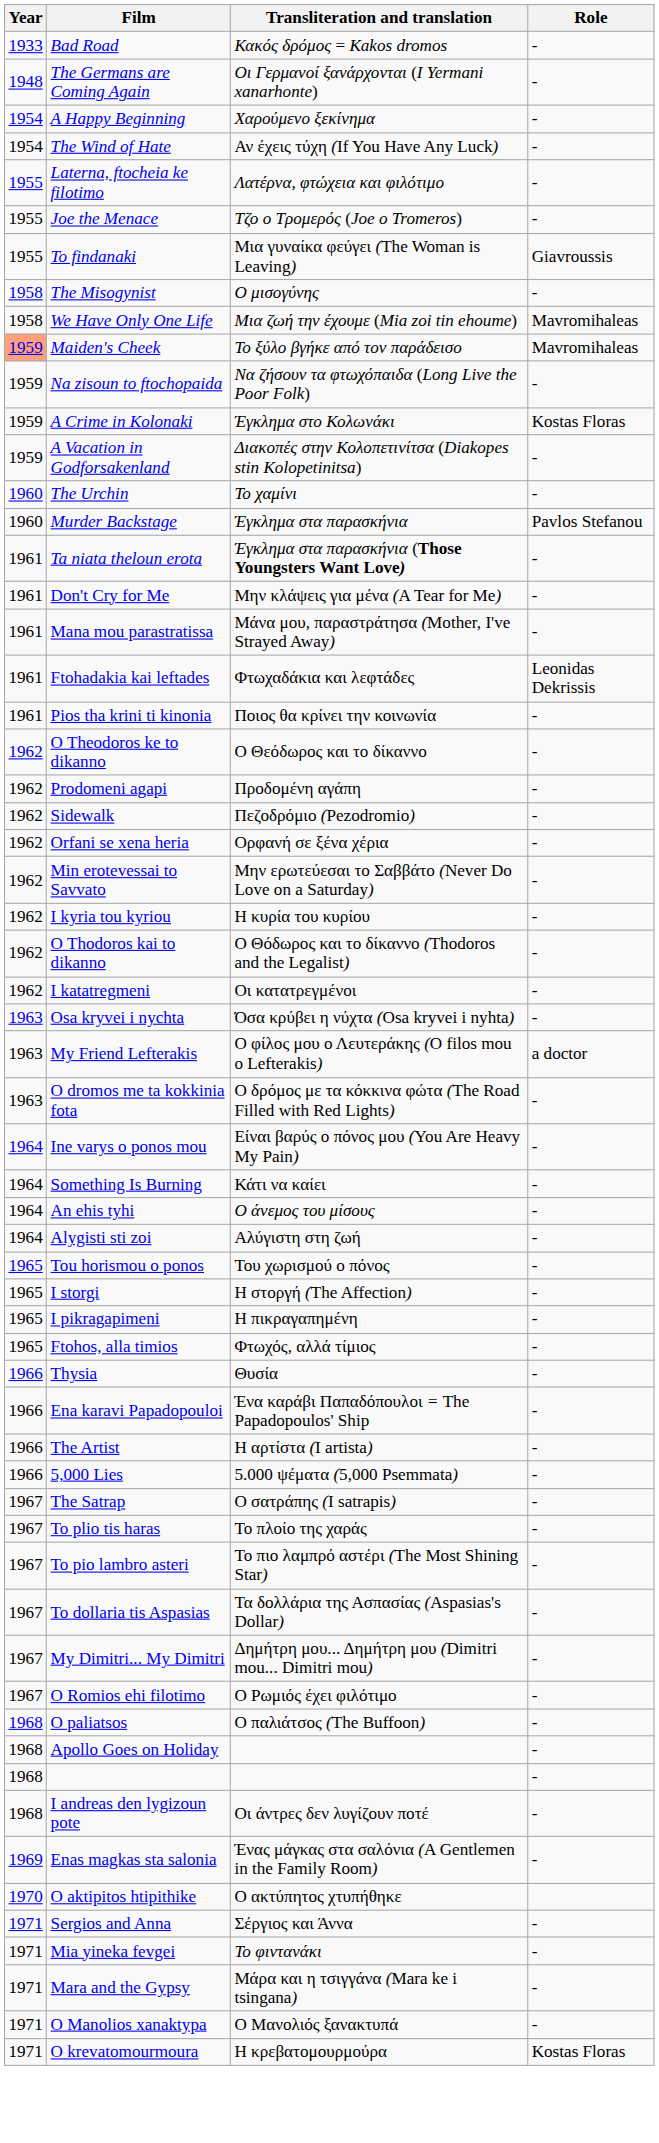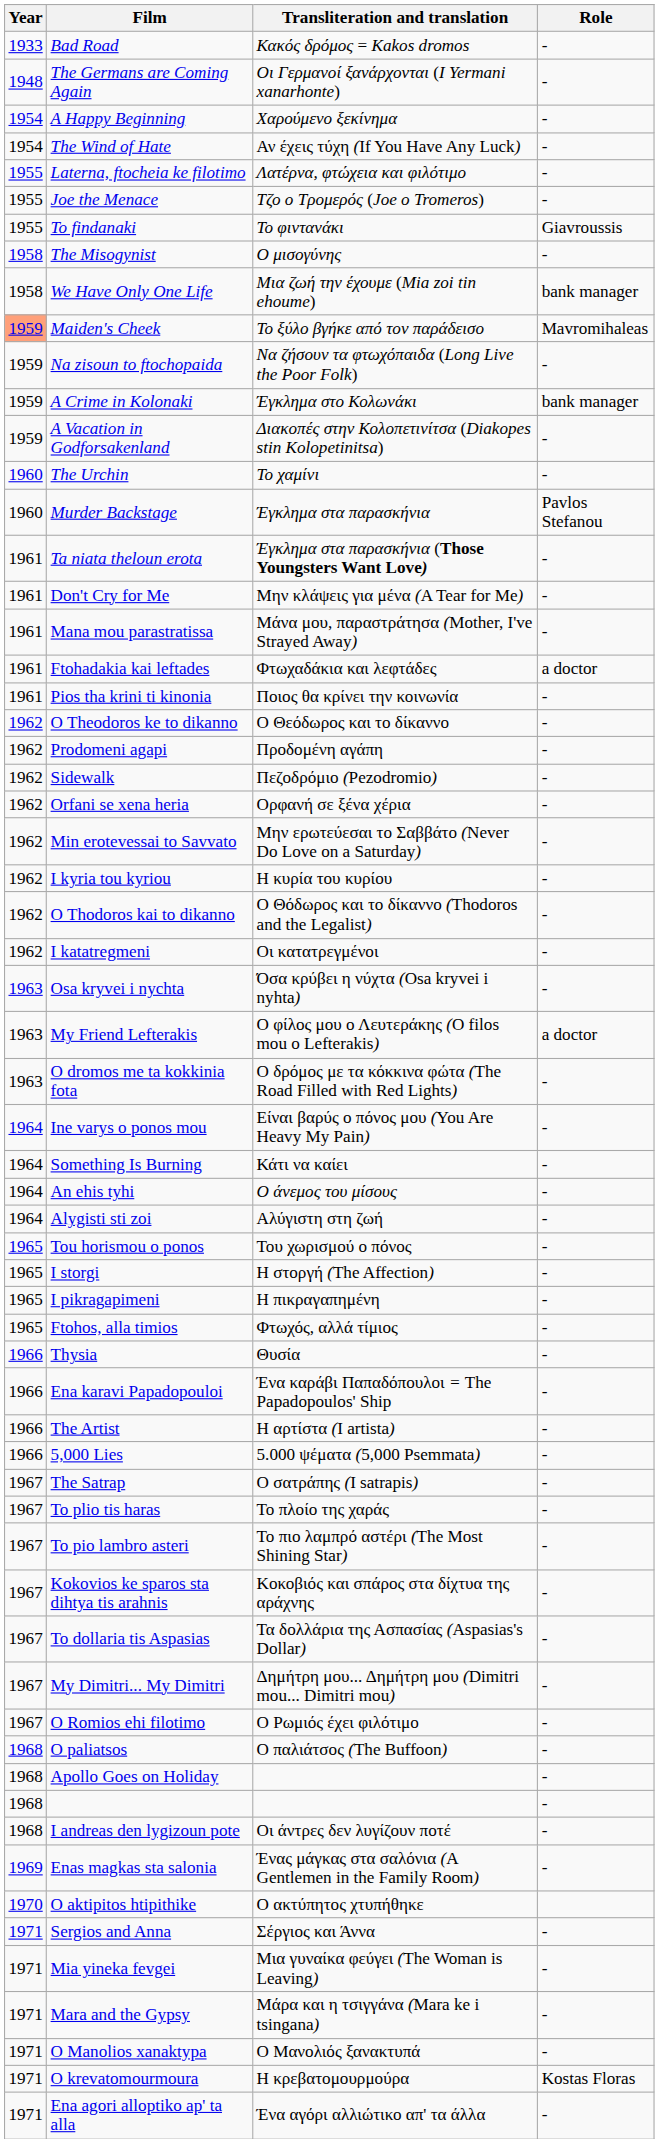(357, 256) Μια γυναίκα φεύγει (The Woman is Leaving) -> (300, 227) Το φιντανάκι
(585, 320) Mavromihaleas -> (590, 291) bank manager
(579, 420) Kostas Floras -> (590, 401) bank manager
(564, 678) Leonidas Dekrissis -> (569, 668) a doctor
+ row: (130, 1592)
(278, 1950) Το φιντανάκι -> (379, 1968) Μια γυναίκα φεύγει (The Woman is Leaving)
+ row: (136, 2115)
